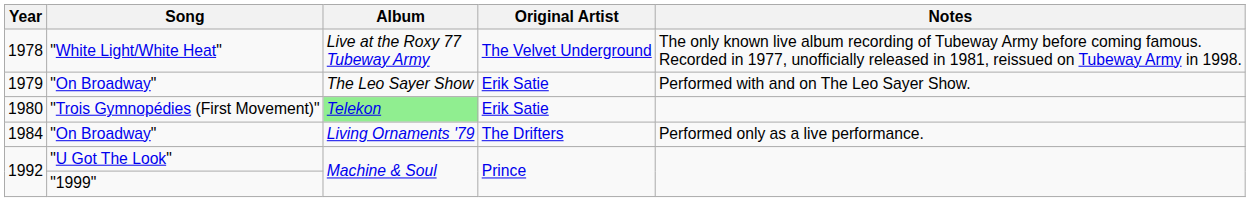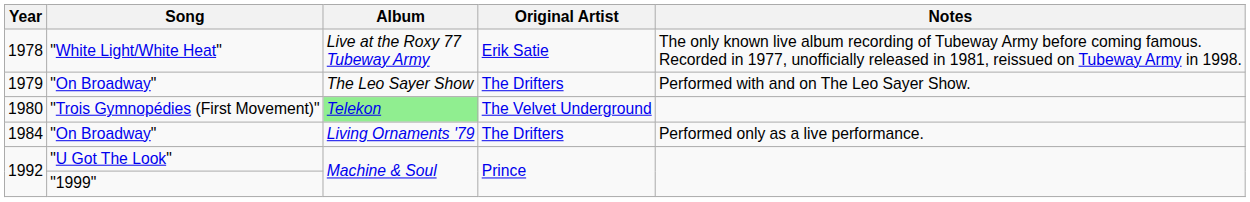(567, 50) The Velvet Underground -> (515, 50) Erik Satie
(515, 84) Erik Satie -> (523, 84) The Drifters
(515, 109) Erik Satie -> (567, 109) The Velvet Underground
